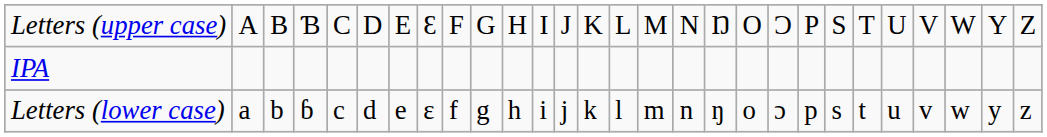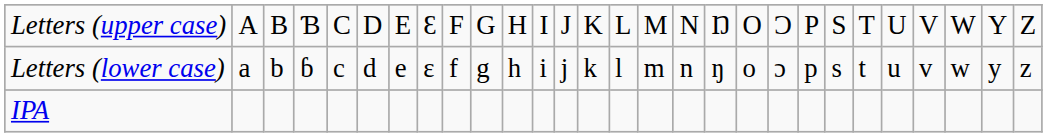rows swapped: (118, 110) <-> (30, 68)
